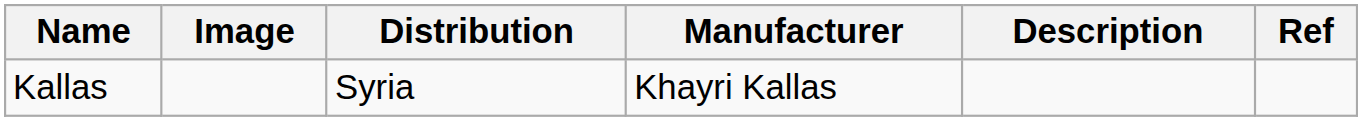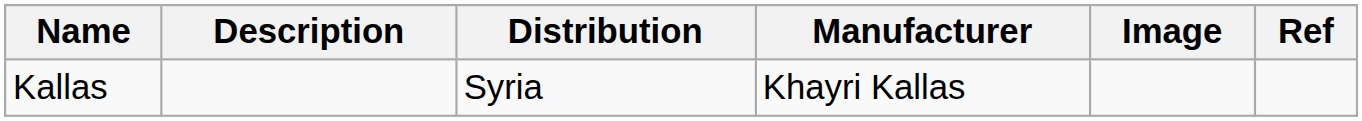columns swapped: (245, 32) <-> (1108, 32)
